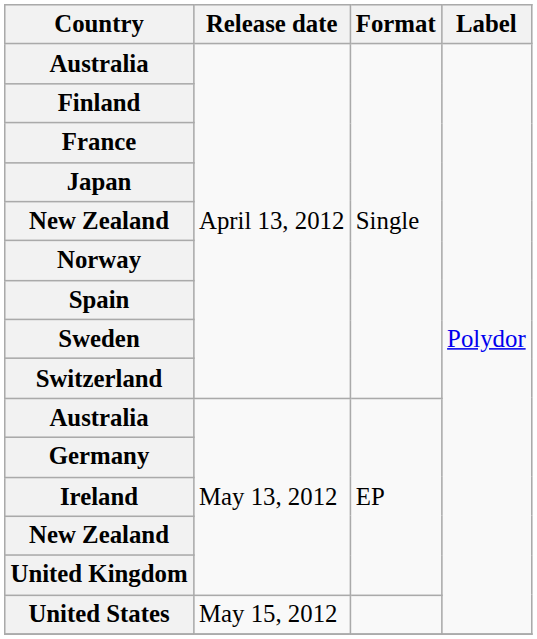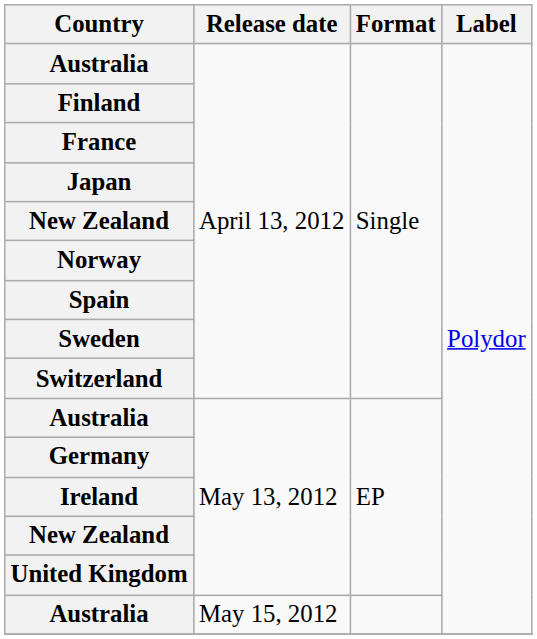(99, 614) United States -> (99, 614) Australia
